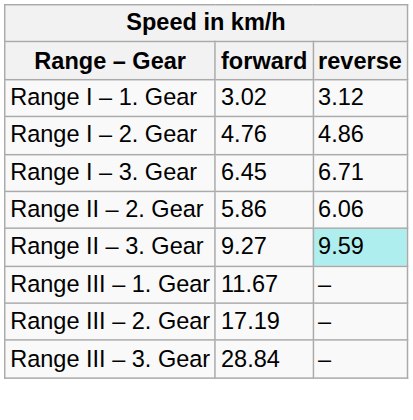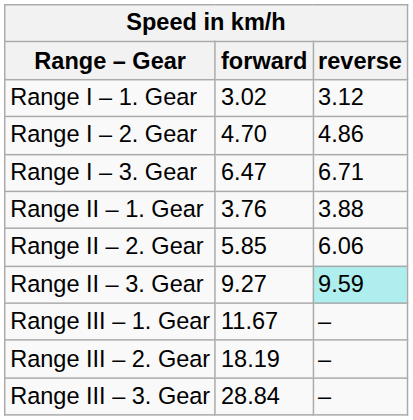(244, 135) 4.76 -> (244, 135) 4.70
(244, 172) 6.45 -> (244, 172) 6.47
+ row: (107, 209)
(244, 209) 5.86 -> (244, 246) 5.85
(250, 321) 17.19 -> (250, 358) 18.19
